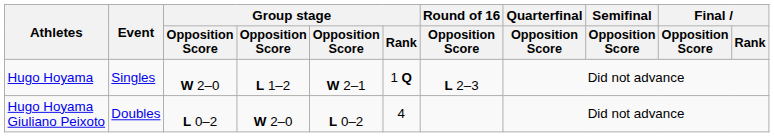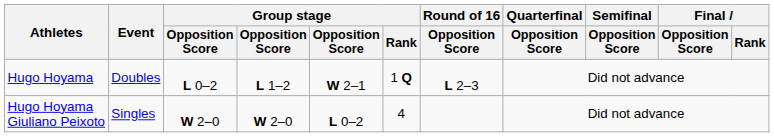(133, 78) Singles -> (136, 78) Doubles
(200, 85) W 2–0 -> (200, 85) L 0–2
(136, 114) Doubles -> (133, 114) Singles
(200, 121) L 0–2 -> (200, 121) W 2–0
